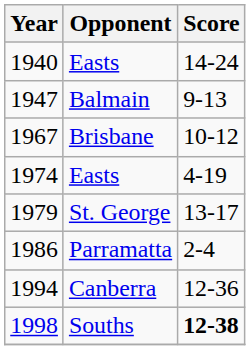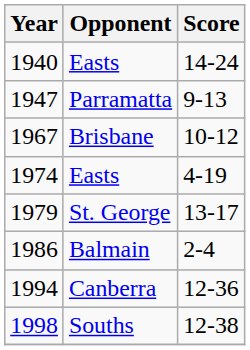(109, 99) Balmain -> (121, 99) Parramatta
(121, 250) Parramatta -> (109, 250) Balmain
(211, 325) bold -> (211, 325) normal
